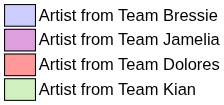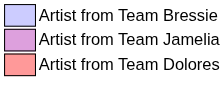- row: (117, 89)
